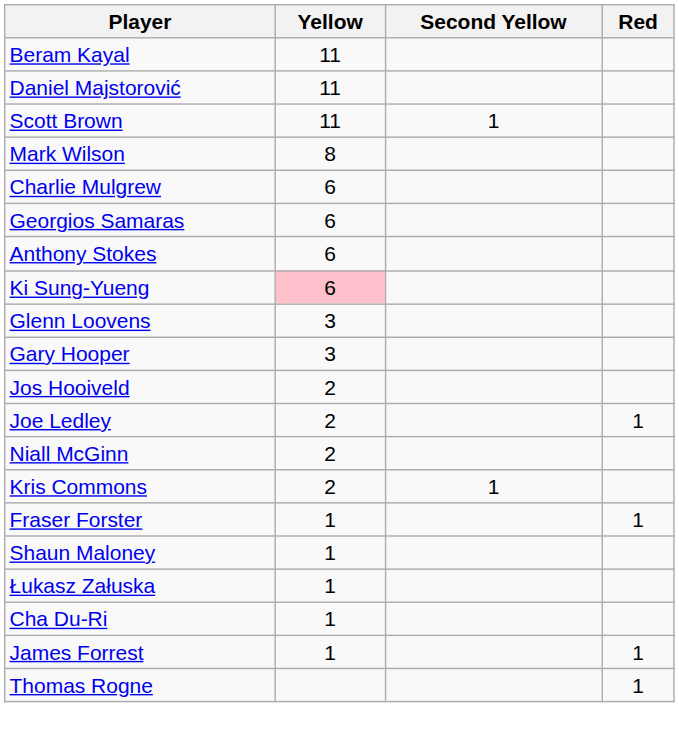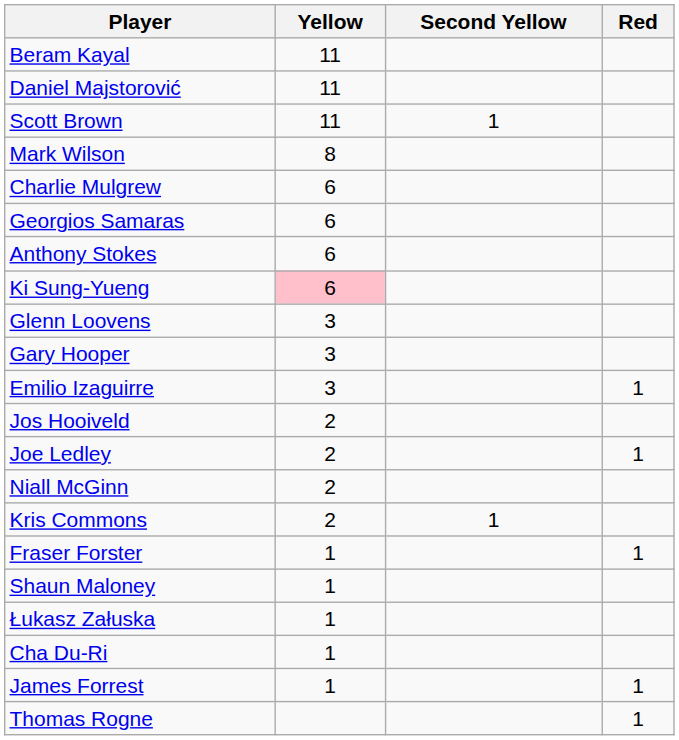+ row: (82, 387)
